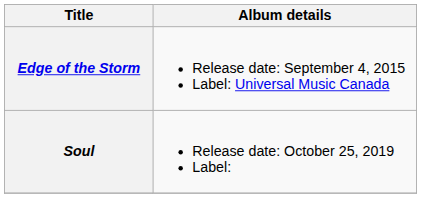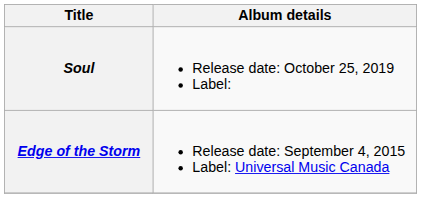rows swapped: (79, 68) <-> (79, 151)
